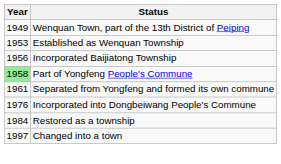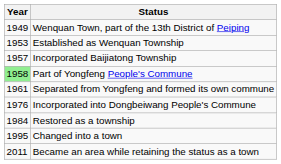(17, 58) 1956 -> (17, 58) 1957
(17, 136) 1997 -> (17, 136) 1995
+ row: (146, 151)
